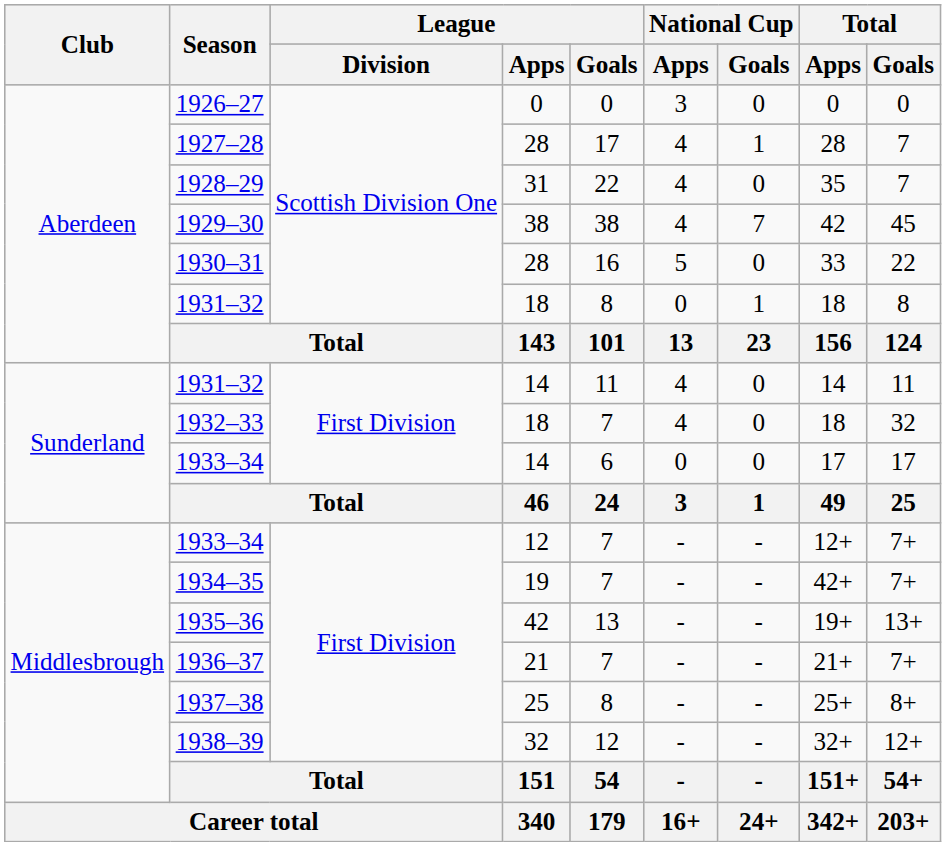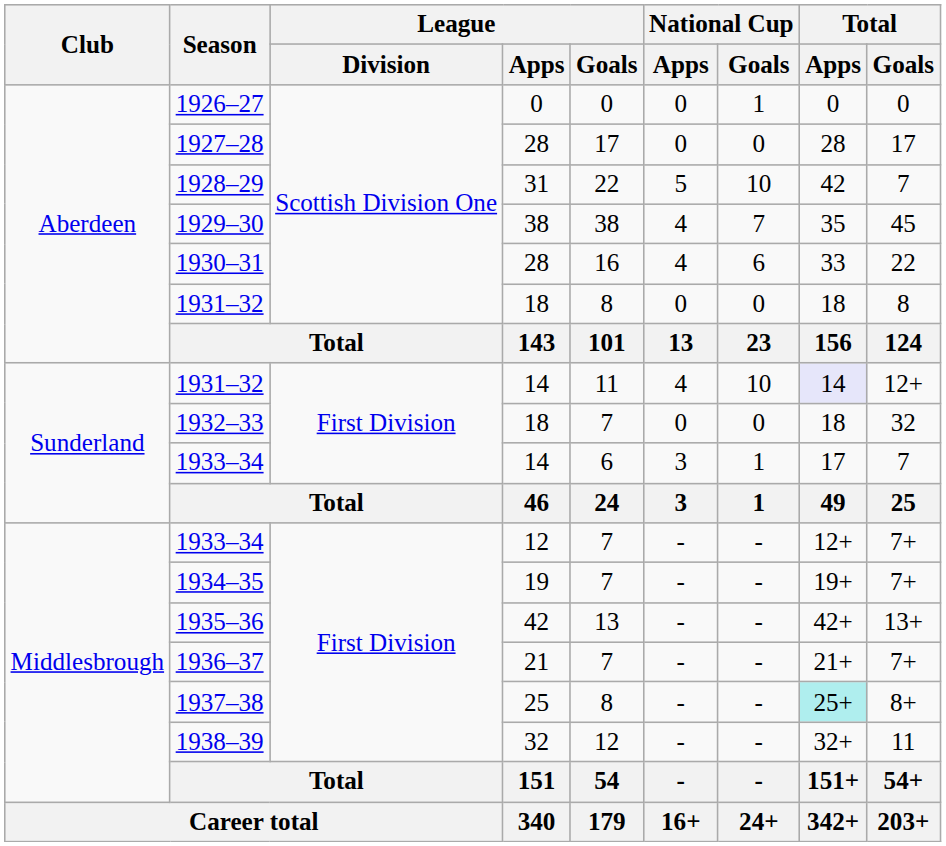(681, 104) 3 -> (681, 104) 0
(759, 104) 0 -> (759, 104) 1
(681, 143) 4 -> (681, 143) 0
(759, 143) 1 -> (759, 143) 0
(903, 143) 7 -> (903, 143) 17
(681, 183) 4 -> (681, 183) 5
(759, 183) 0 -> (759, 183) 10
(833, 183) 35 -> (833, 183) 42
(833, 223) 42 -> (833, 223) 35
(681, 263) 5 -> (681, 263) 4
(759, 263) 0 -> (759, 263) 6
(759, 303) 1 -> (759, 303) 0
(759, 382) 0 -> (759, 382) 10
(833, 382) no background -> (833, 382) lavender background
(903, 382) 11 -> (903, 382) 12+
(681, 422) 4 -> (681, 422) 0
(681, 462) 0 -> (681, 462) 3
(759, 462) 0 -> (759, 462) 1
(903, 462) 17 -> (903, 462) 7
(833, 582) 42+ -> (833, 582) 19+
(833, 622) 19+ -> (833, 622) 42+
(833, 701) no background -> (833, 701) paleturquoise background
(903, 741) 12+ -> (903, 741) 11
